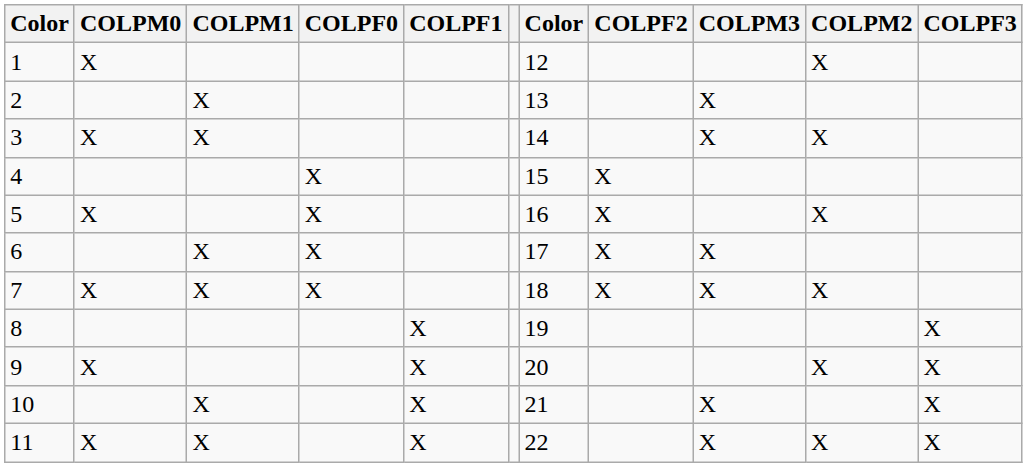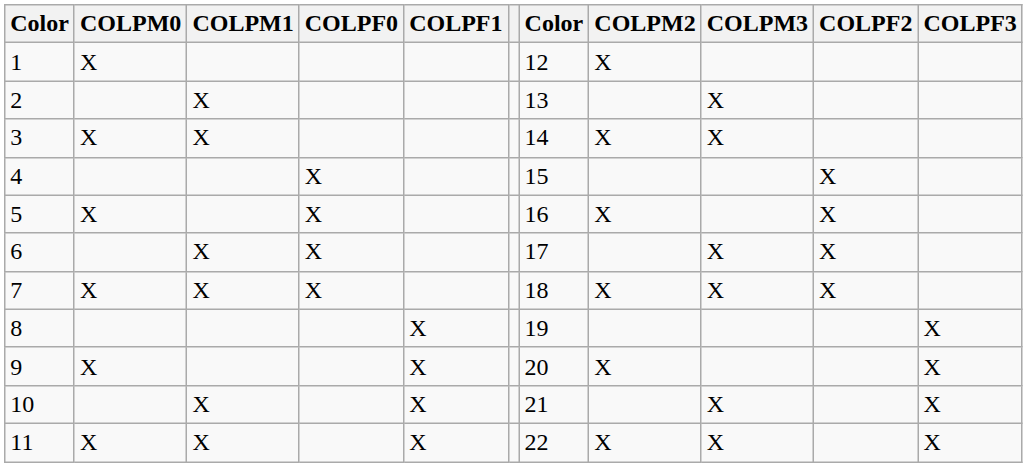columns swapped: (862, 23) <-> (641, 23)
